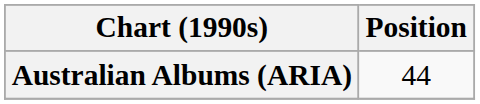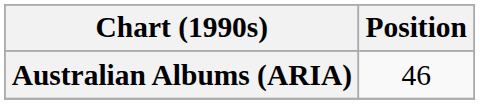(416, 74) 44 -> (416, 74) 46
